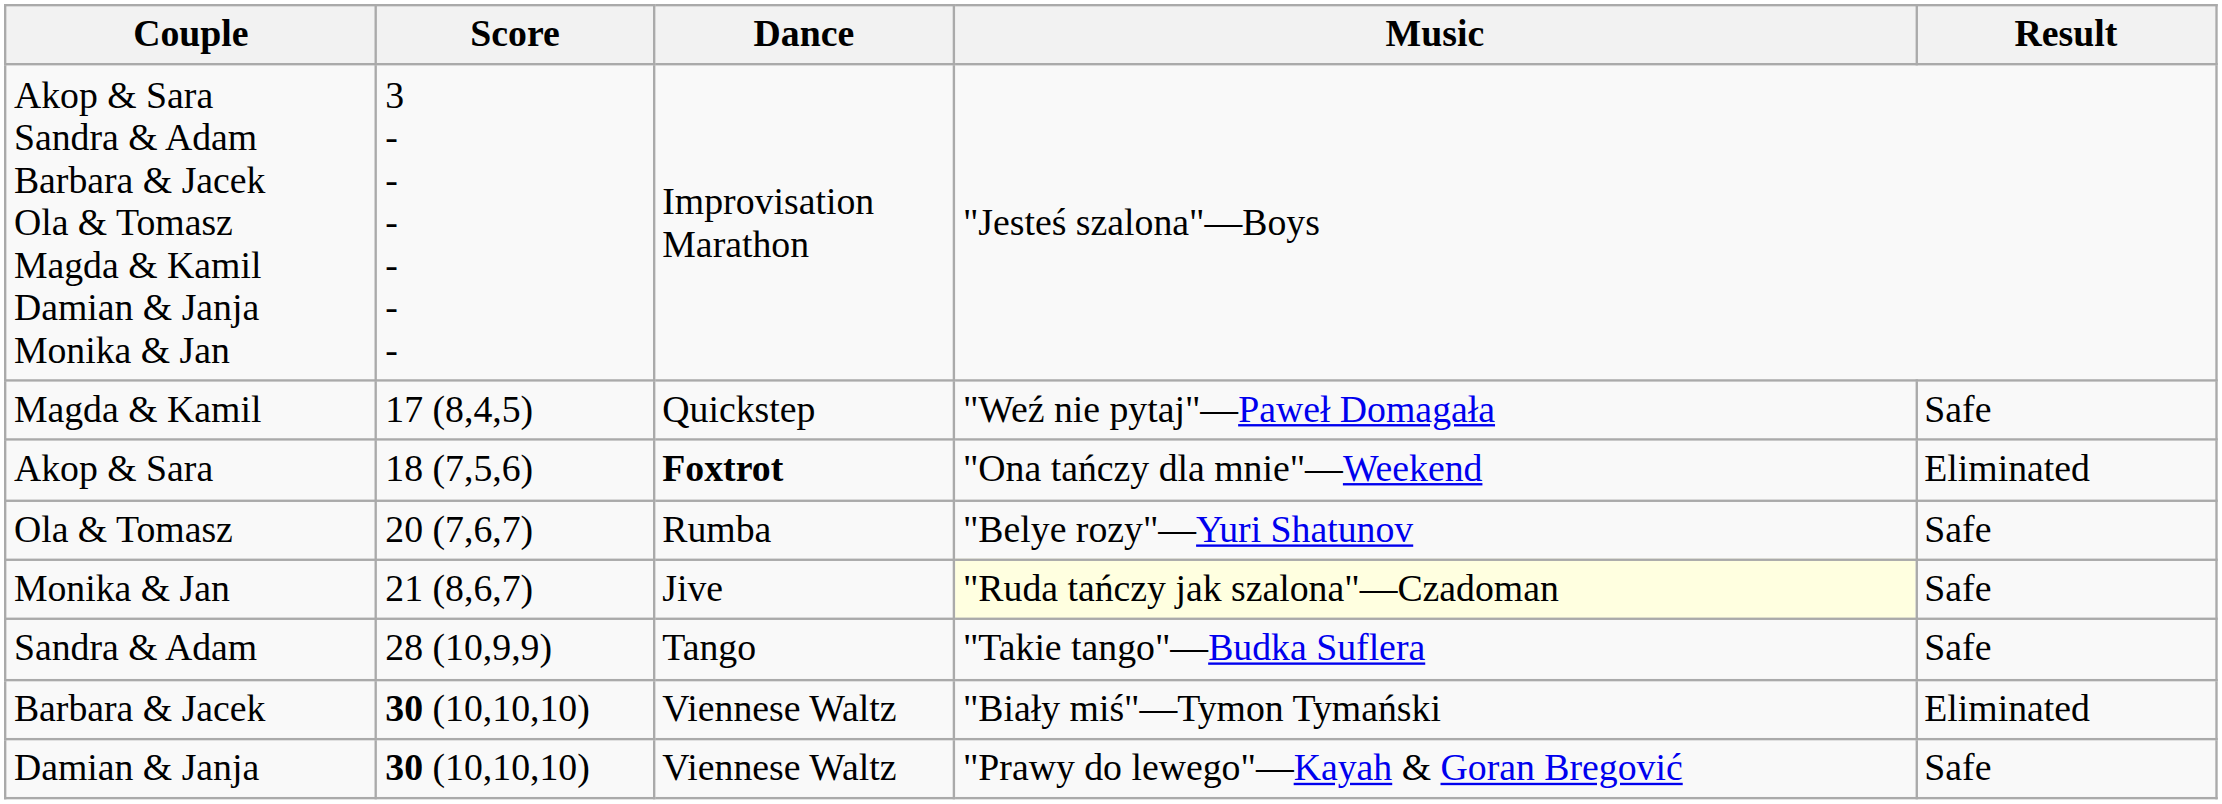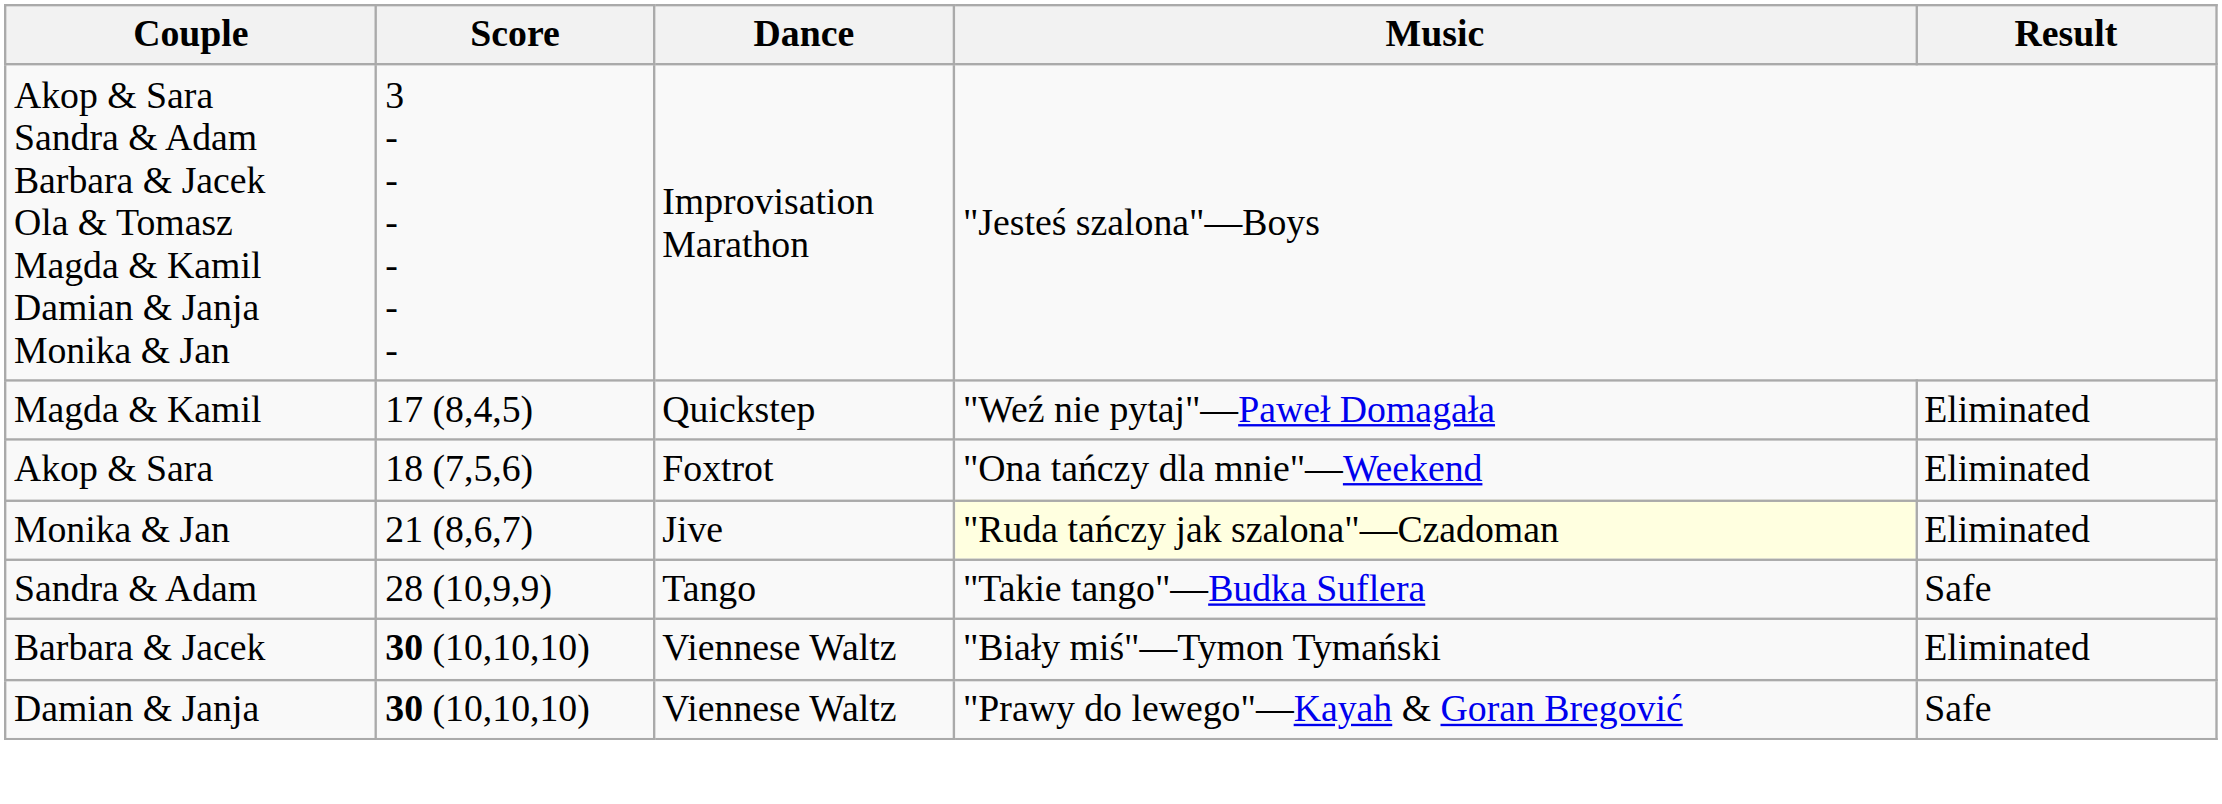(1958, 409) Safe -> (2007, 409) Eliminated
(723, 468) bold -> (718, 468) normal
- row: (123, 528)
(1958, 588) Safe -> (2007, 528) Eliminated
